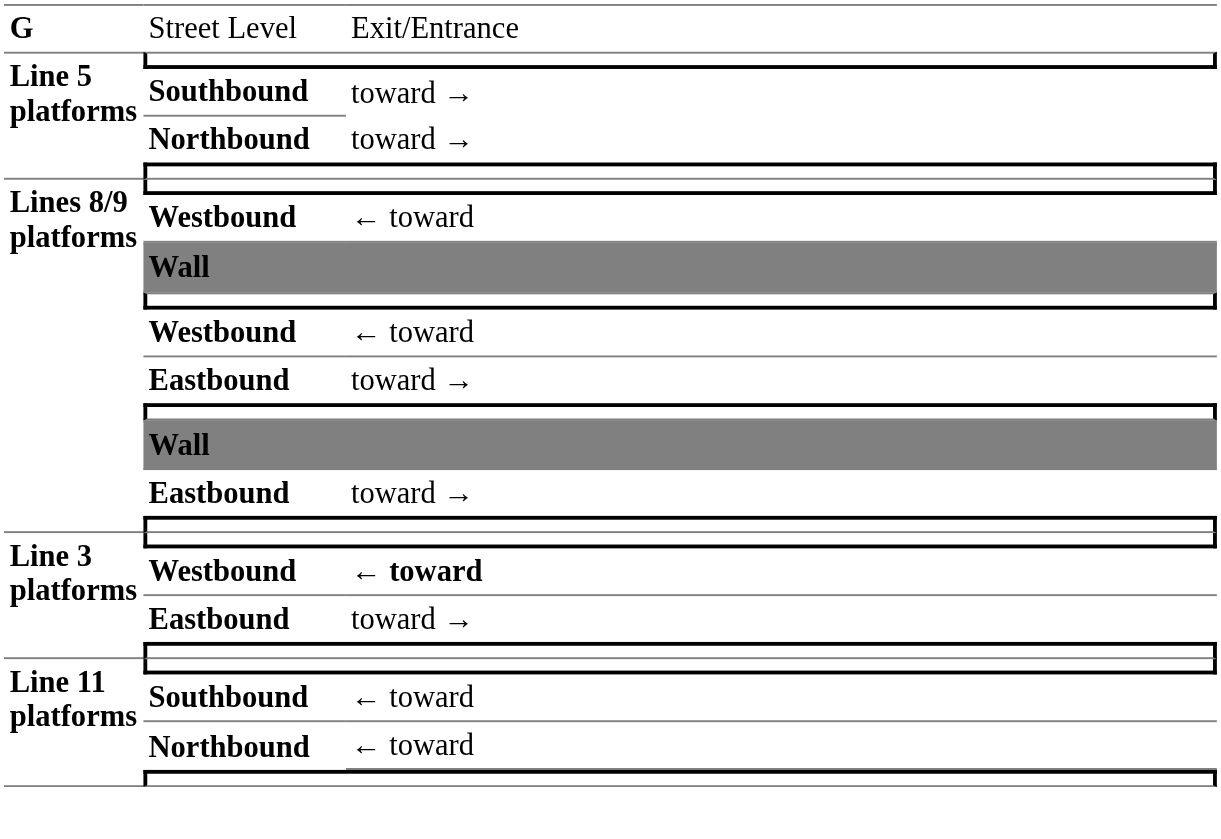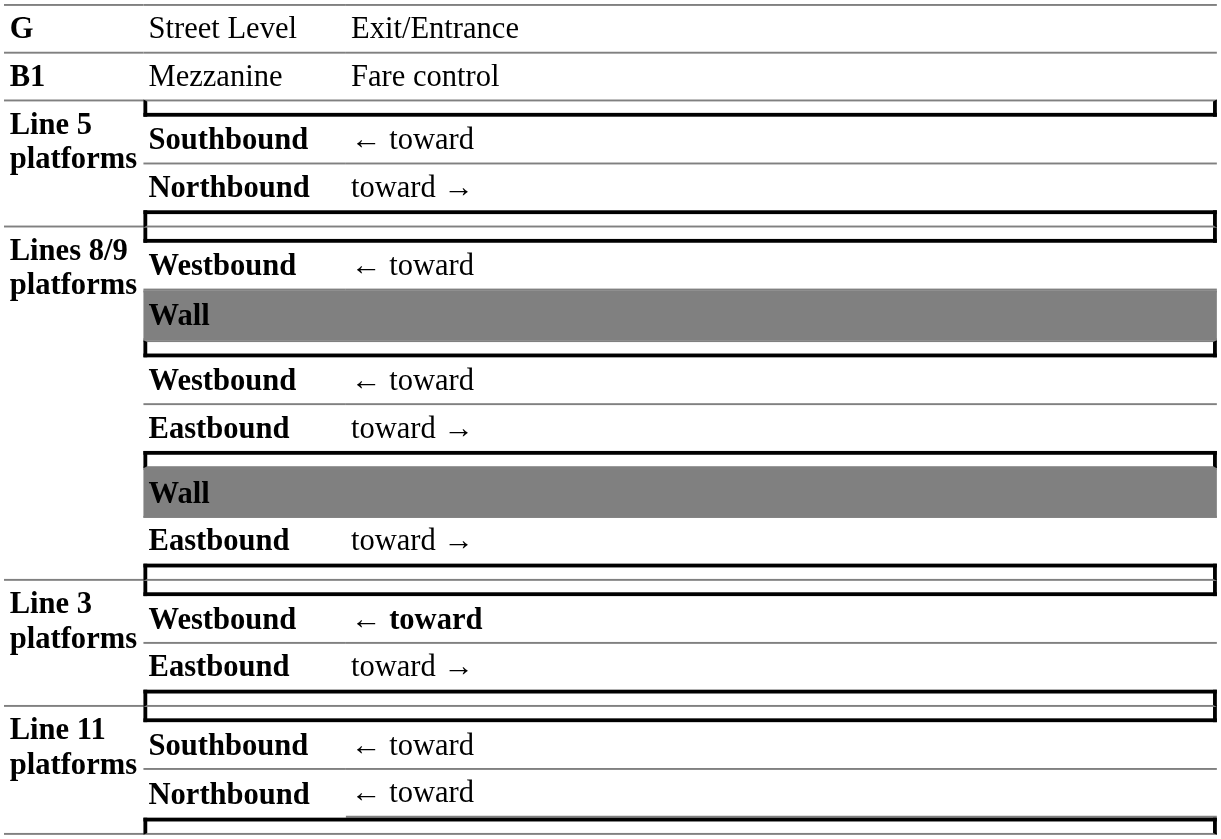+ row: (28, 76)
(413, 92) toward → -> (413, 139) ← toward
